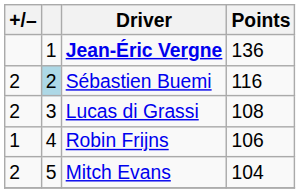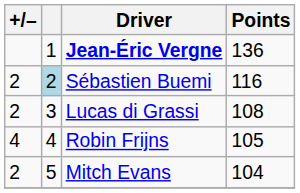(15, 141) 1 -> (15, 141) 4
(248, 141) 106 -> (248, 141) 105
